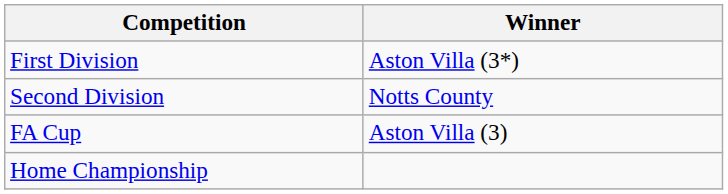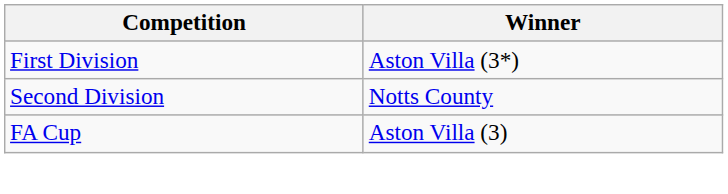- row: (109, 170)
